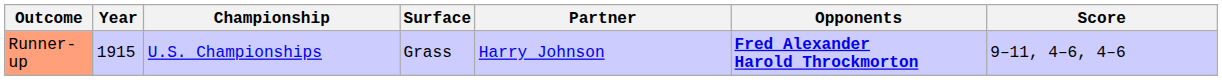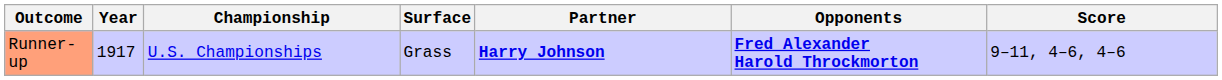(116, 53) 1915 -> (116, 53) 1917
(542, 53) normal -> (542, 53) bold
